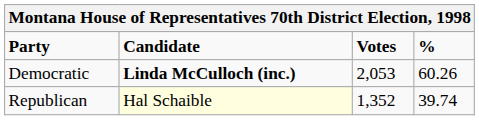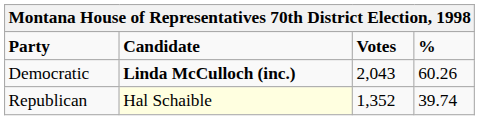(376, 73) 2,053 -> (376, 73) 2,043
